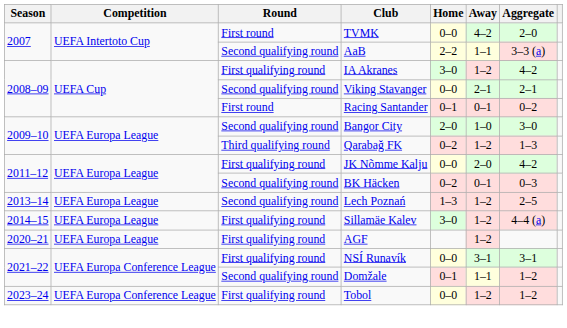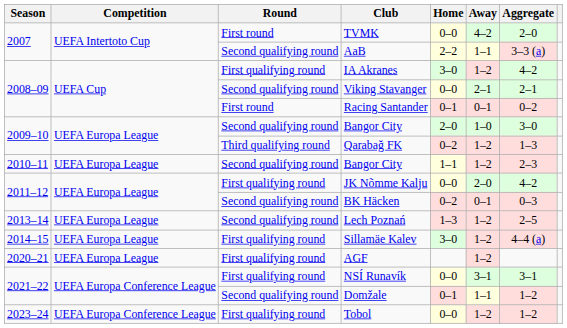+ row: (28, 164)
